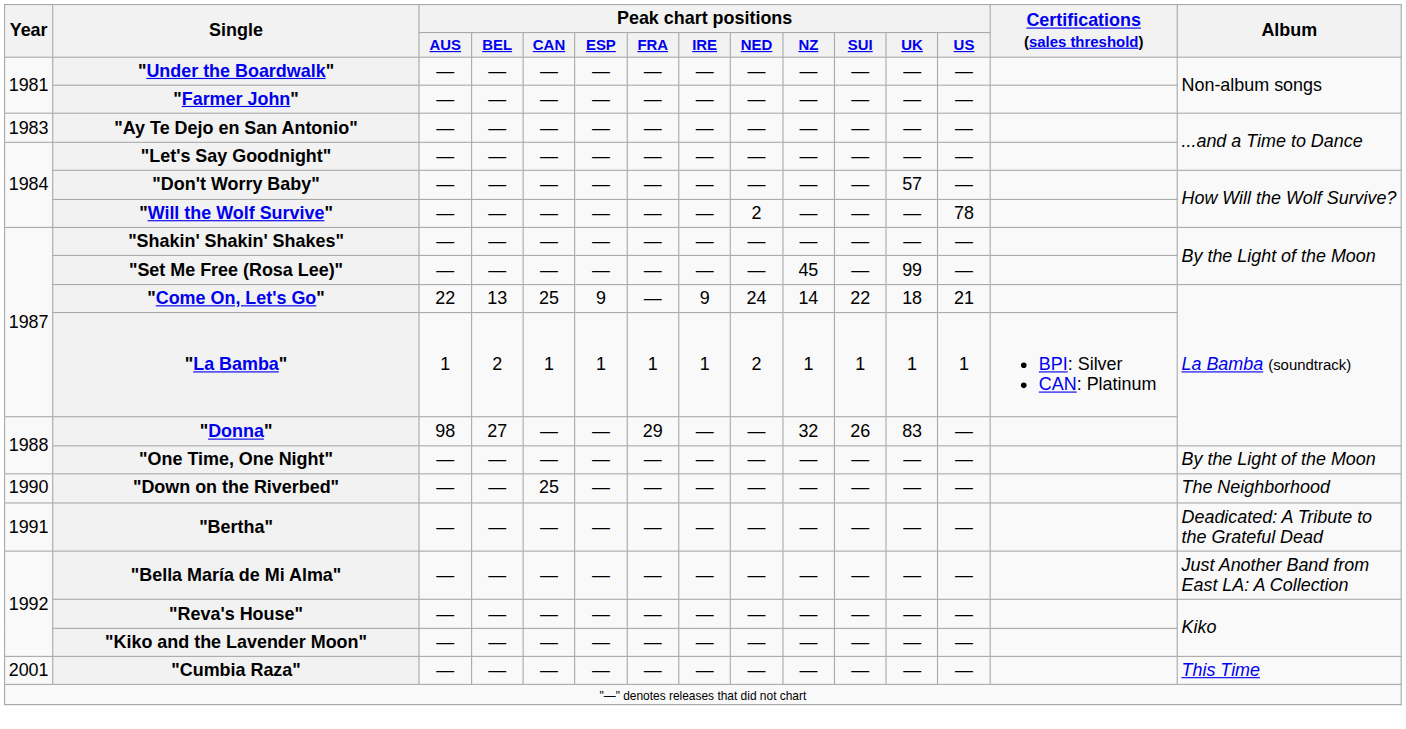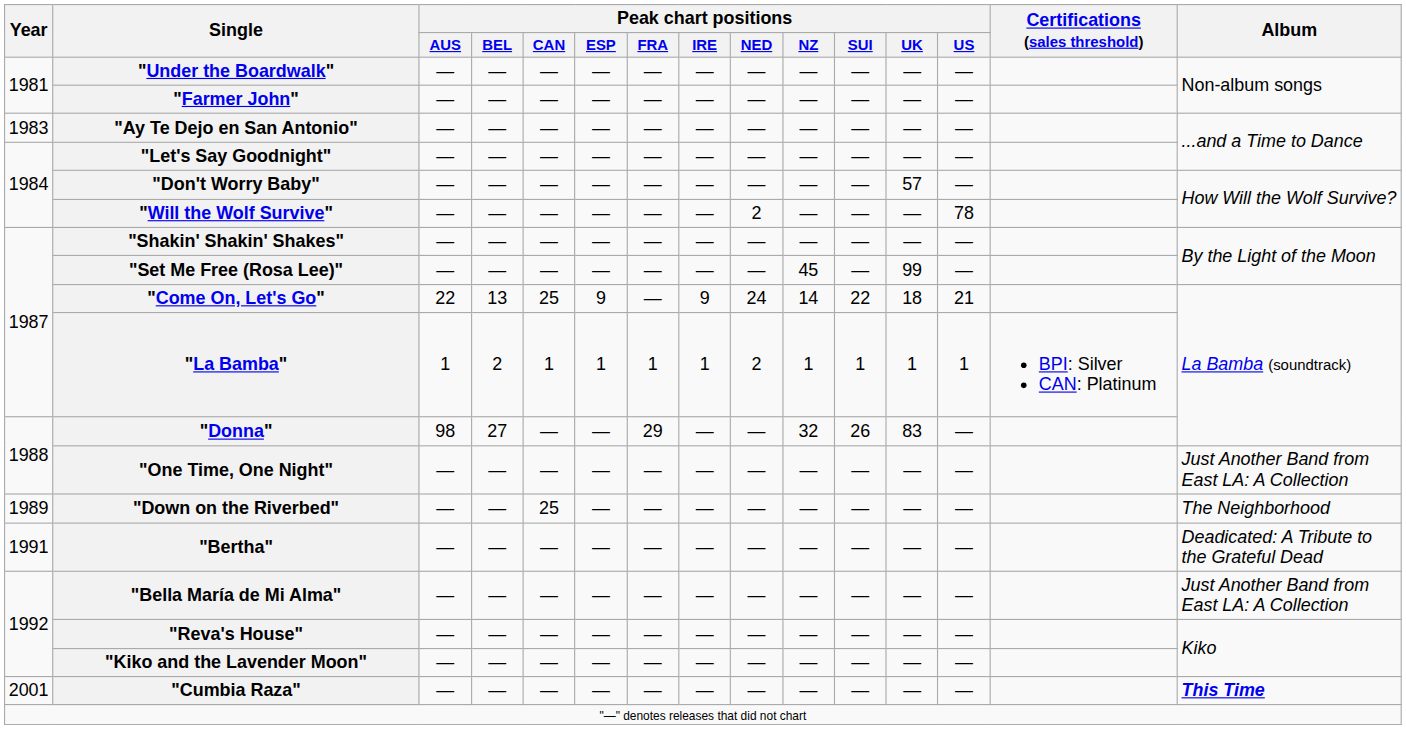(1279, 459) By the Light of the Moon -> (1275, 469) Just Another Band from East LA: A Collection
(29, 488) 1990 -> (29, 508) 1989
(1221, 670) normal -> (1223, 690) bold
